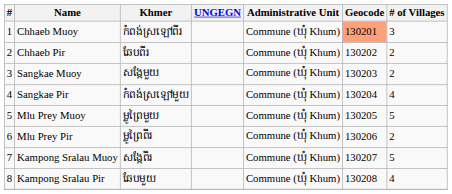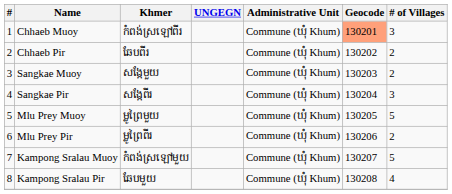(156, 94) កំពង់ស្រឡៅមួយ -> (138, 94) សង្កែពីរ
(392, 95) 4 -> (392, 95) 3
(138, 157) សង្កែពីរ -> (156, 157) កំពង់ស្រឡៅមួយ
